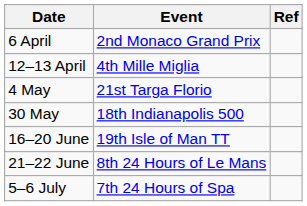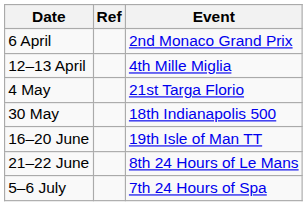columns swapped: (181, 16) <-> (286, 16)
